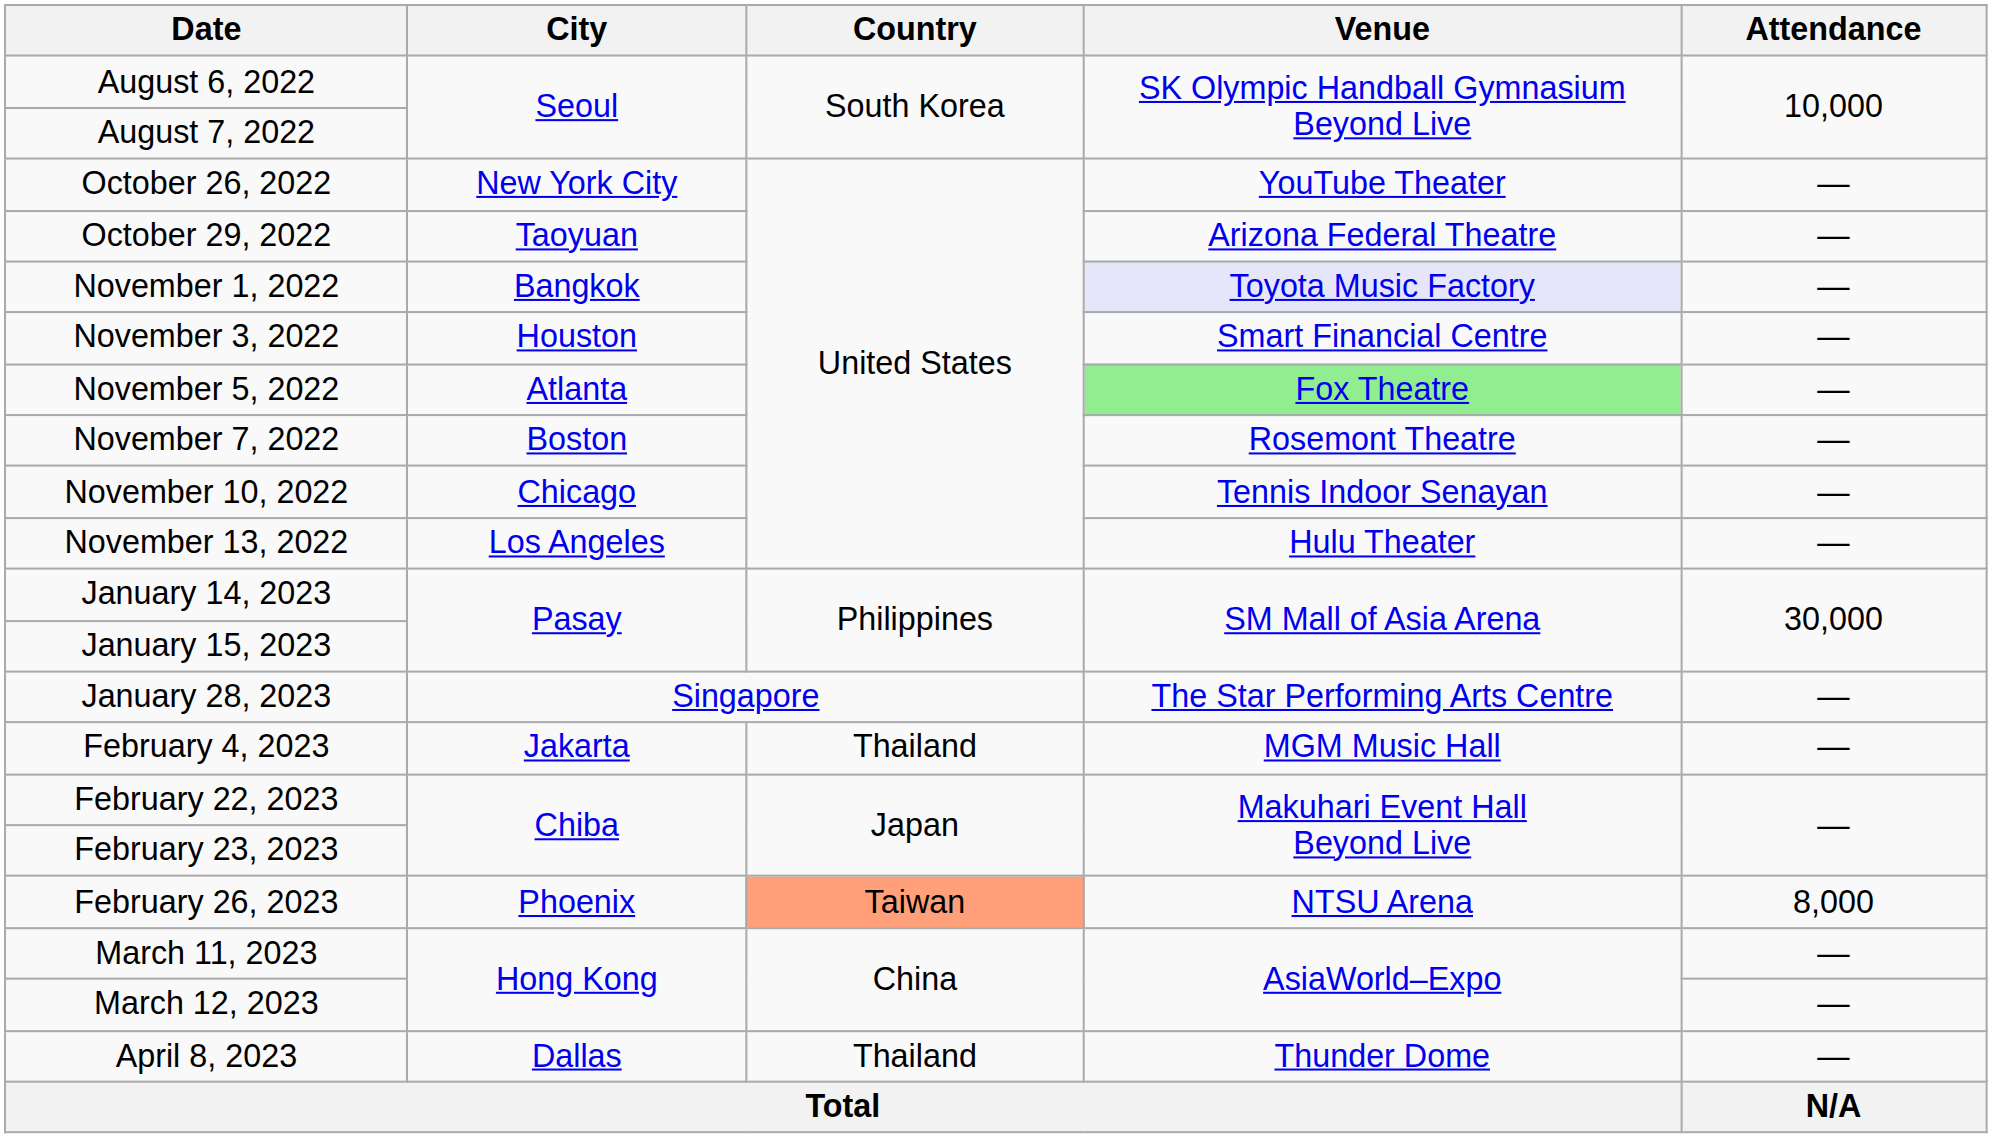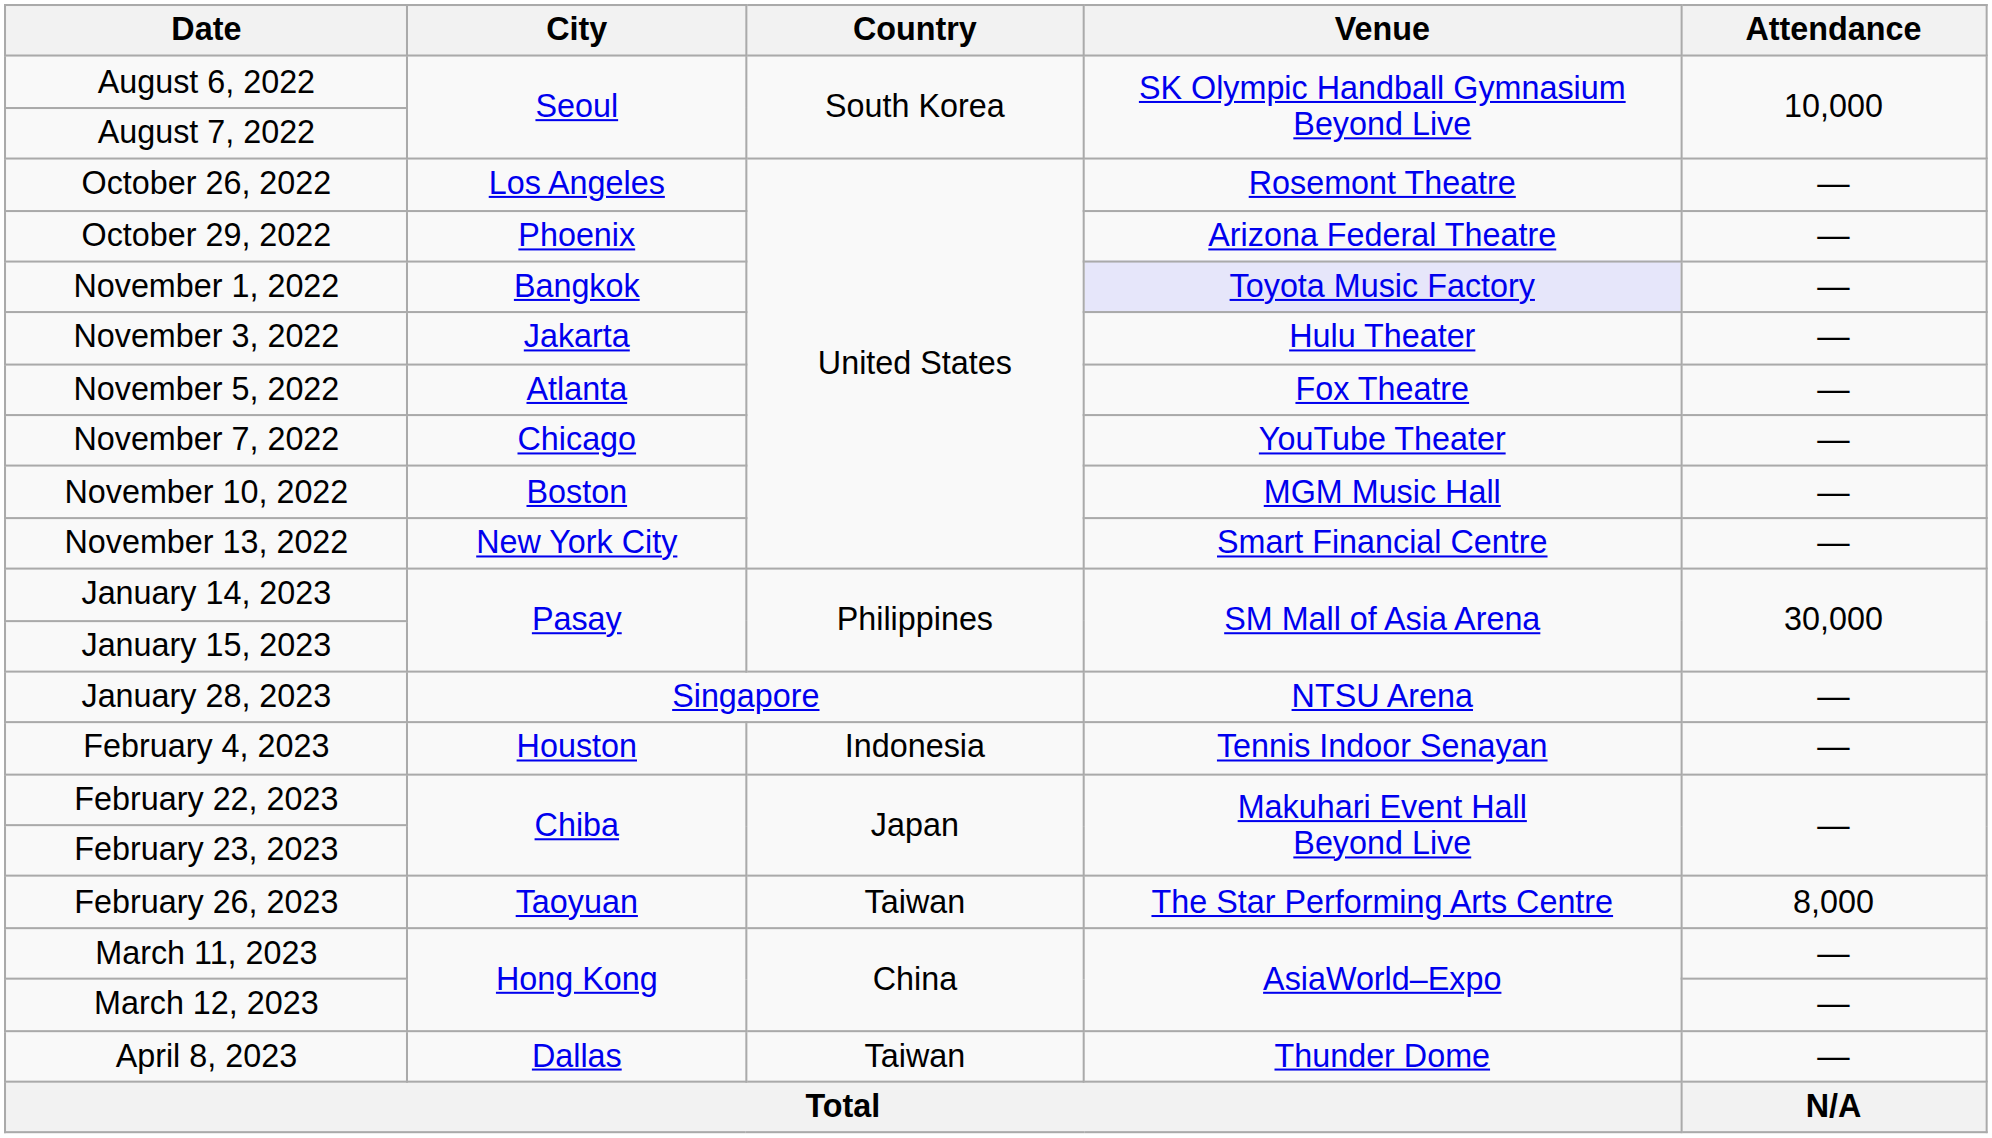(577, 183) New York City -> (577, 183) Los Angeles
(1382, 183) YouTube Theater -> (1382, 183) Rosemont Theatre
(577, 235) Taoyuan -> (577, 235) Phoenix
(577, 337) Houston -> (577, 337) Jakarta
(1382, 337) Smart Financial Centre -> (1382, 337) Hulu Theater
(1382, 388) lightgreen background -> (1382, 388) no background
(577, 440) Boston -> (577, 440) Chicago
(1382, 440) Rosemont Theatre -> (1382, 440) YouTube Theater
(577, 491) Chicago -> (577, 491) Boston
(1382, 491) Tennis Indoor Senayan -> (1382, 491) MGM Music Hall
(577, 542) Los Angeles -> (577, 542) New York City
(1382, 542) Hulu Theater -> (1382, 542) Smart Financial Centre
(1382, 696) The Star Performing Arts Centre -> (1382, 696) NTSU Arena
(577, 747) Jakarta -> (577, 747) Houston
(915, 747) Thailand -> (915, 747) Indonesia
(1382, 747) MGM Music Hall -> (1382, 747) Tennis Indoor Senayan
(577, 901) Phoenix -> (577, 901) Taoyuan
(915, 901) lightsalmon background -> (915, 901) no background
(1382, 901) NTSU Arena -> (1382, 901) The Star Performing Arts Centre
(915, 1055) Thailand -> (915, 1055) Taiwan
